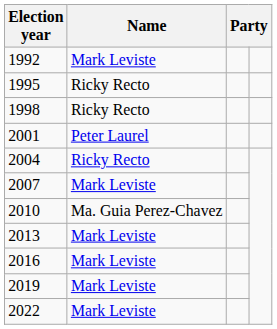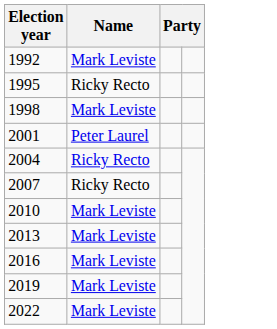(110, 110) Ricky Recto -> (113, 110) Mark Leviste
(113, 185) Mark Leviste -> (110, 185) Ricky Recto
(147, 210) Ma. Guia Perez-Chavez -> (113, 210) Mark Leviste
